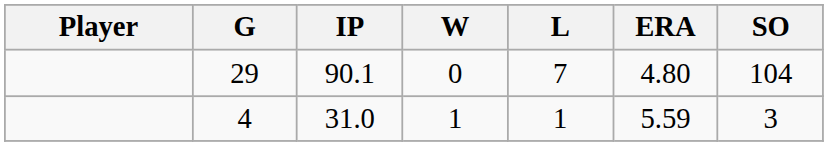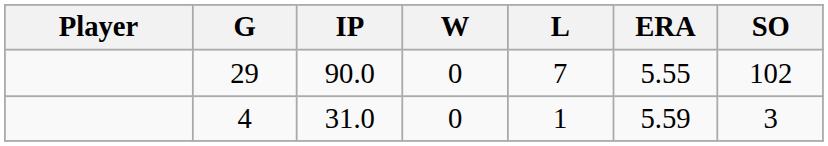(350, 72) 90.1 -> (350, 72) 90.0
(665, 72) 4.80 -> (665, 72) 5.55
(771, 72) 104 -> (771, 72) 102
(455, 118) 1 -> (455, 118) 0
